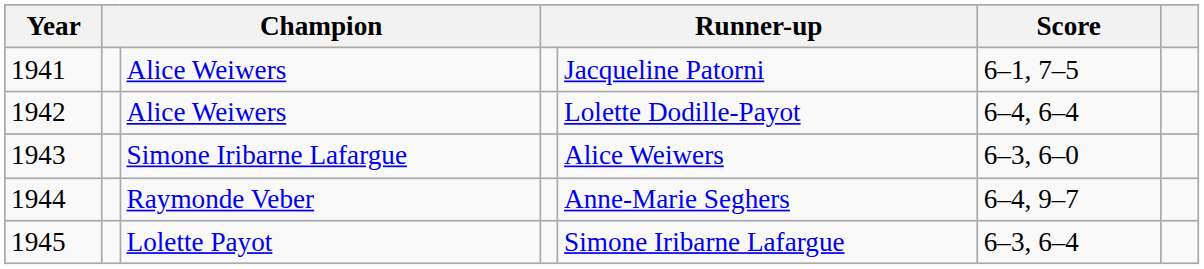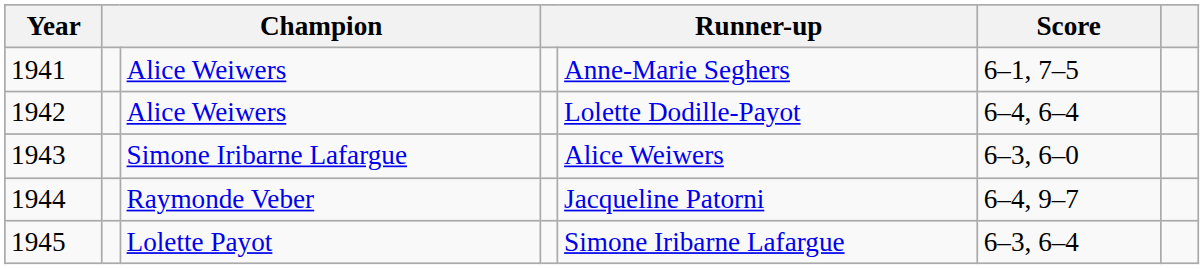(664, 69) Jacqueline Patorni -> (677, 69) Anne-Marie Seghers
(677, 198) Anne-Marie Seghers -> (664, 198) Jacqueline Patorni
